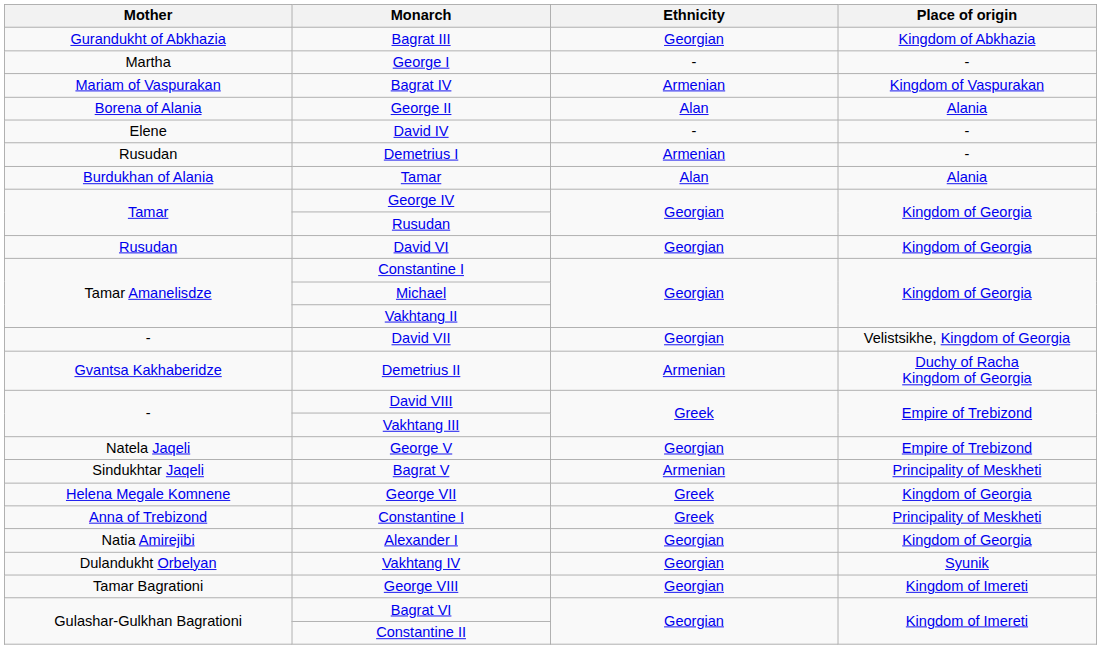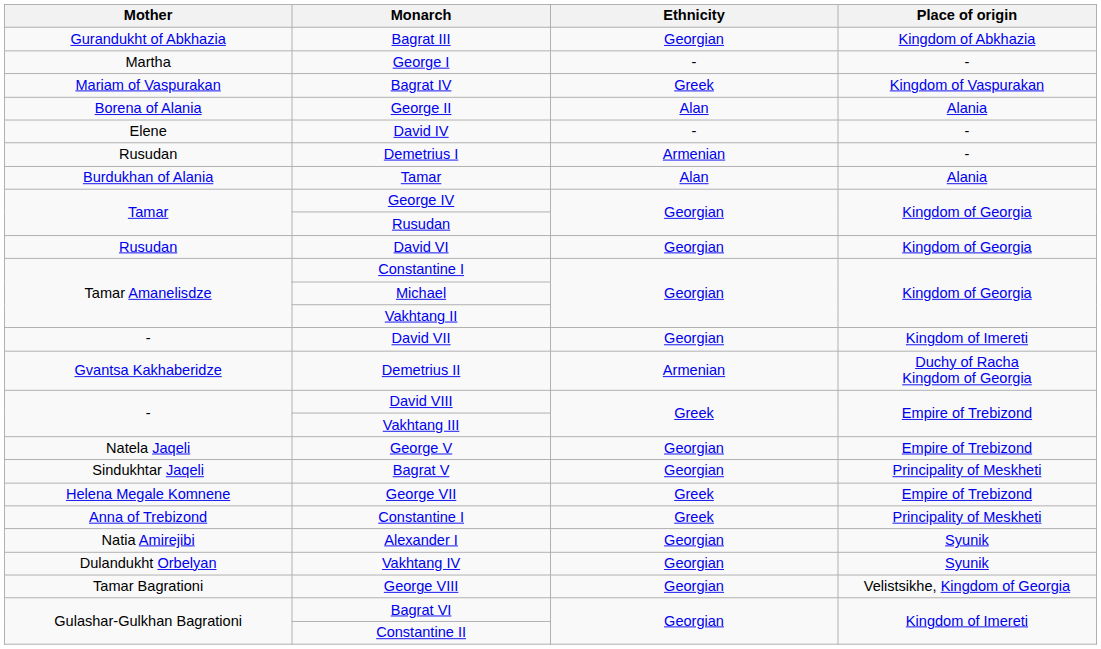(694, 85) Armenian -> (694, 85) Greek
(967, 339) Velistsikhe, Kingdom of Georgia -> (967, 339) Kingdom of Imereti
(694, 471) Armenian -> (694, 471) Georgian
(967, 494) Kingdom of Georgia -> (967, 494) Empire of Trebizond
(967, 540) Kingdom of Georgia -> (967, 540) Syunik
(967, 586) Kingdom of Imereti -> (967, 586) Velistsikhe, Kingdom of Georgia
